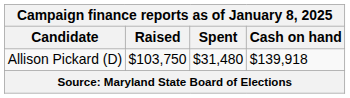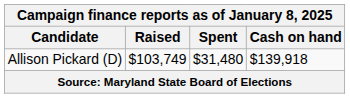(158, 59) $103,750 -> (158, 59) $103,749
